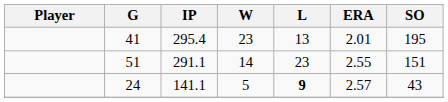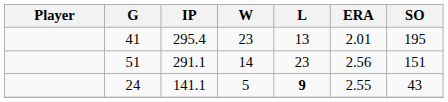(358, 62) 2.55 -> (358, 62) 2.56
(358, 85) 2.57 -> (358, 85) 2.55
